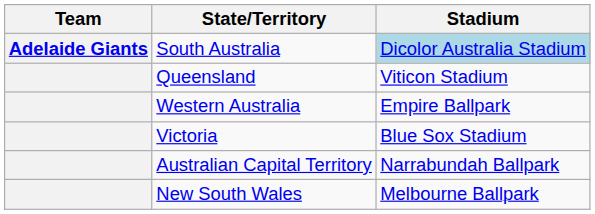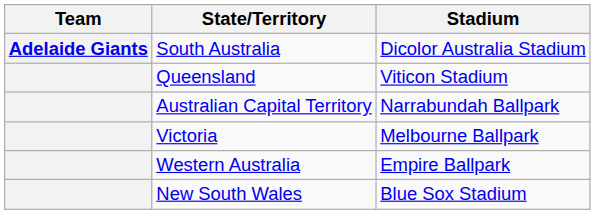(483, 48) lightblue background -> (483, 48) no background
rows swapped: (264, 164) <-> (228, 106)
(453, 135) Blue Sox Stadium -> (460, 135) Melbourne Ballpark
(460, 194) Melbourne Ballpark -> (453, 194) Blue Sox Stadium
